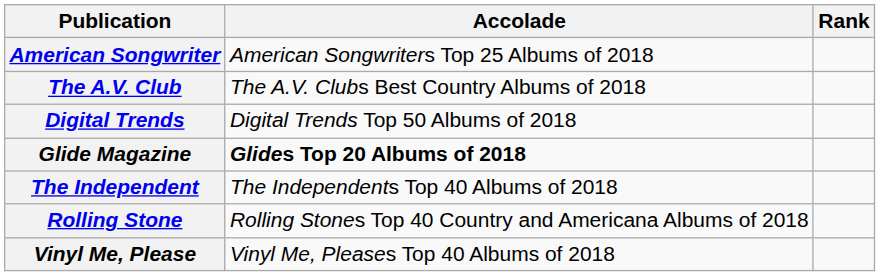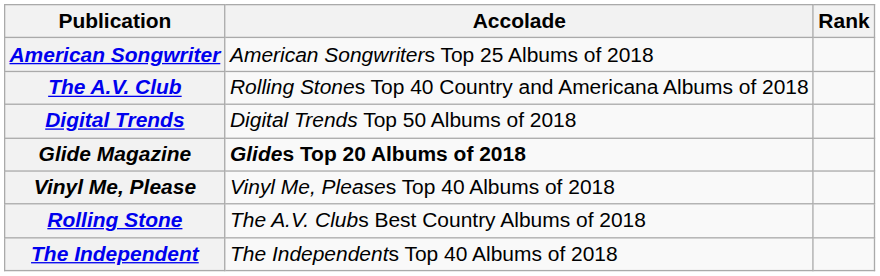(438, 87) The A.V. Clubs Best Country Albums of 2018 -> (519, 87) Rolling Stones Top 40 Country and Americana Albums of 2018
rows swapped: (115, 187) <-> (115, 253)
(519, 220) Rolling Stones Top 40 Country and Americana Albums of 2018 -> (438, 220) The A.V. Clubs Best Country Albums of 2018
